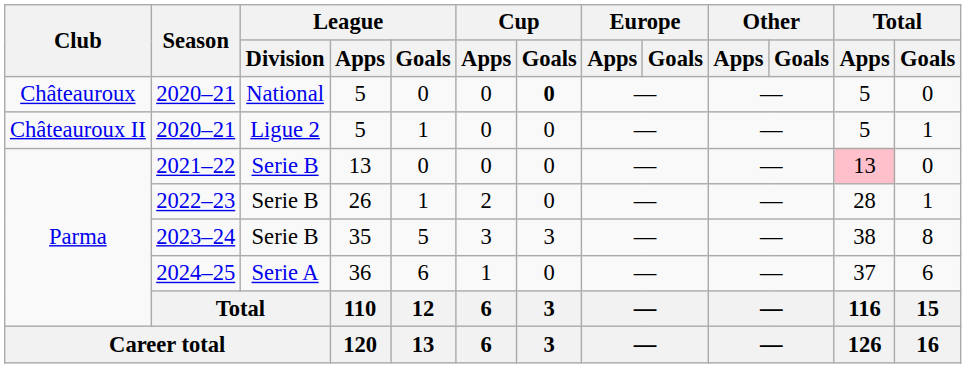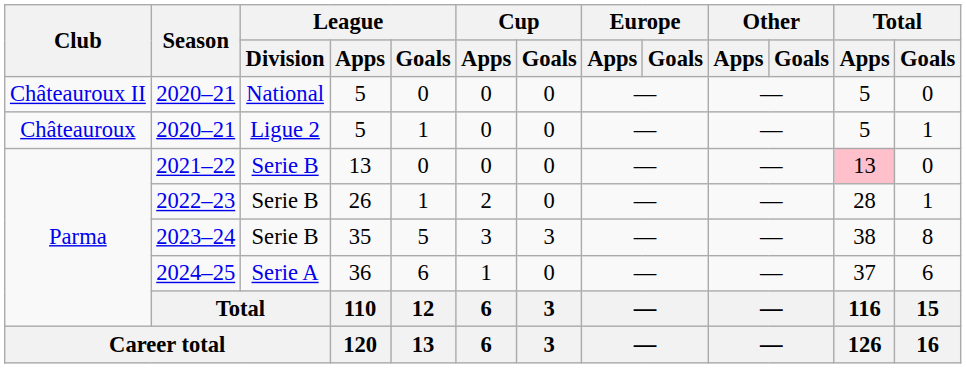(78, 93) Châteauroux -> (78, 93) Châteauroux II
(549, 93) bold -> (549, 93) normal
(78, 129) Châteauroux II -> (78, 129) Châteauroux
